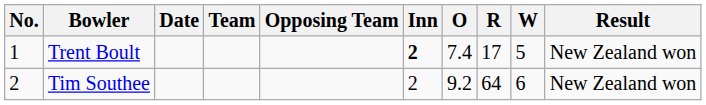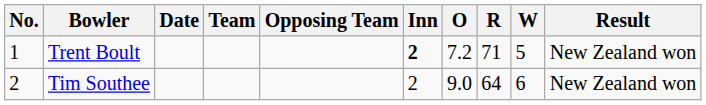(460, 52) 7.4 -> (460, 52) 7.2
(491, 52) 17 -> (491, 52) 71
(460, 83) 9.2 -> (460, 83) 9.0
